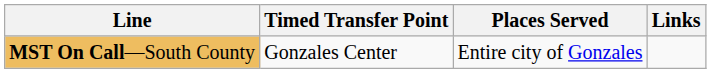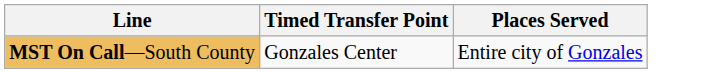- column: (676, 20)
